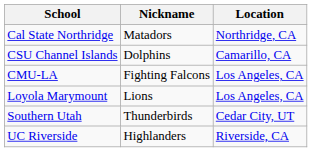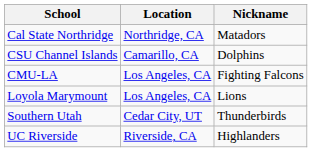columns swapped: (167, 14) <-> (260, 14)
